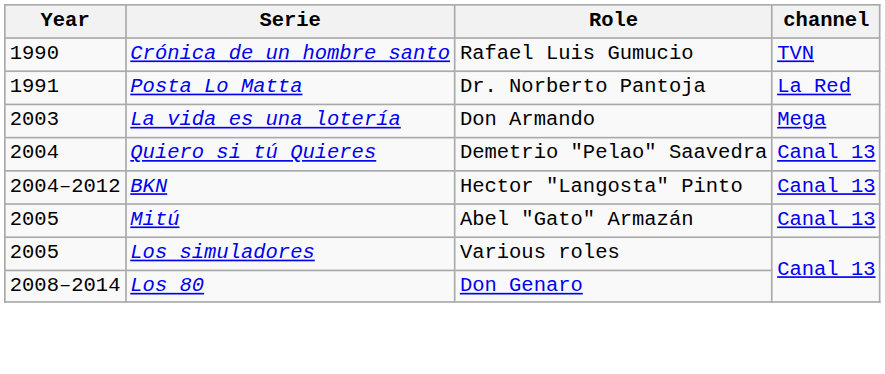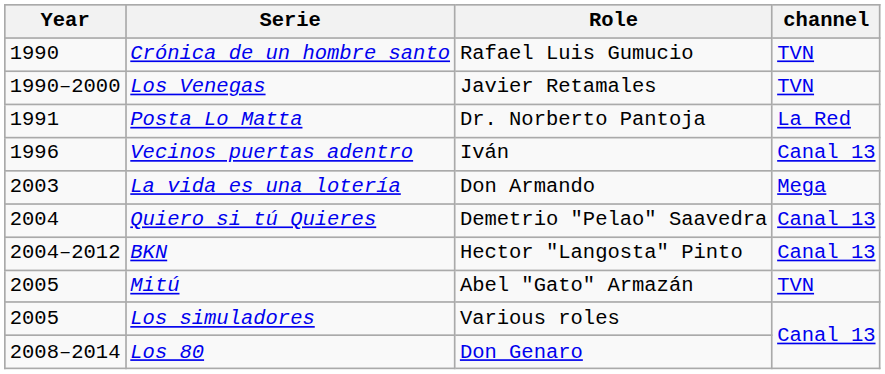+ row: (198, 88)
+ row: (272, 154)
(826, 220) Canal 13 -> (796, 286) TVN
